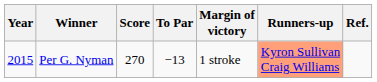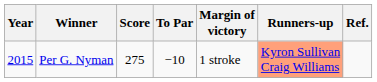(135, 59) 270 -> (135, 59) 275
(175, 59) −13 -> (175, 59) −10
